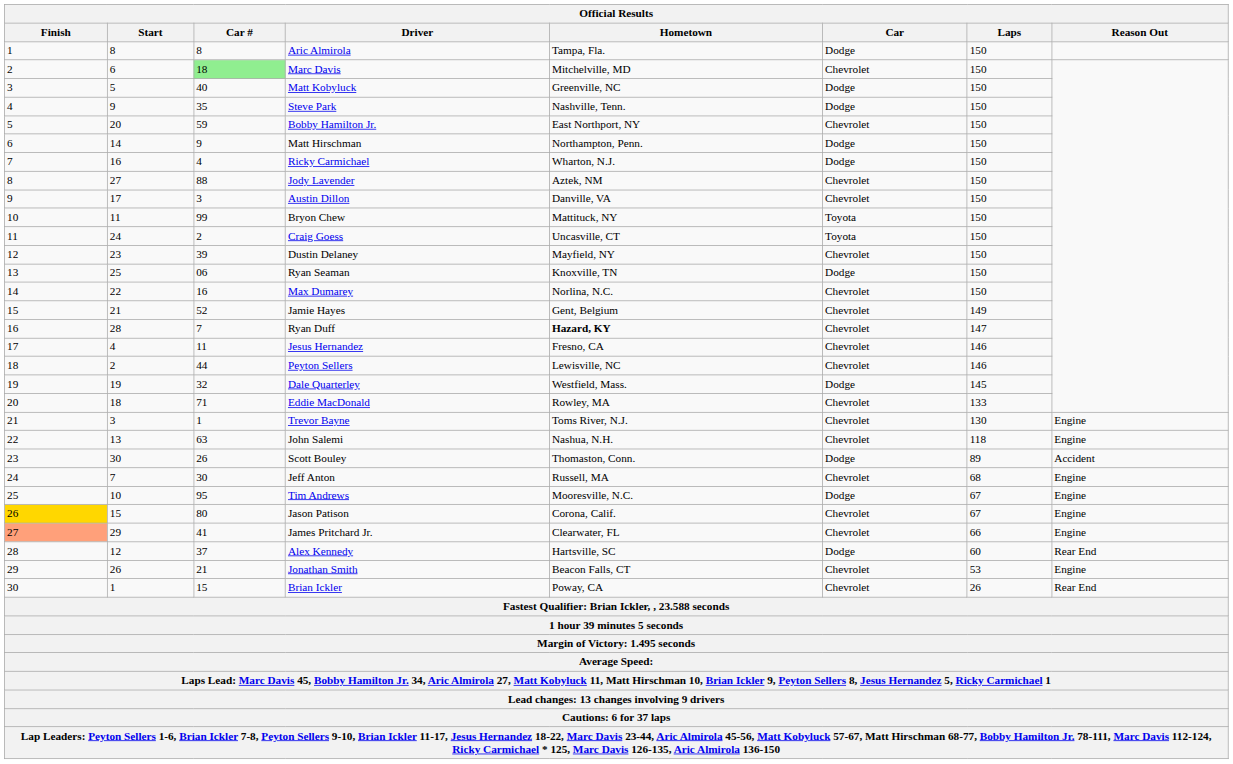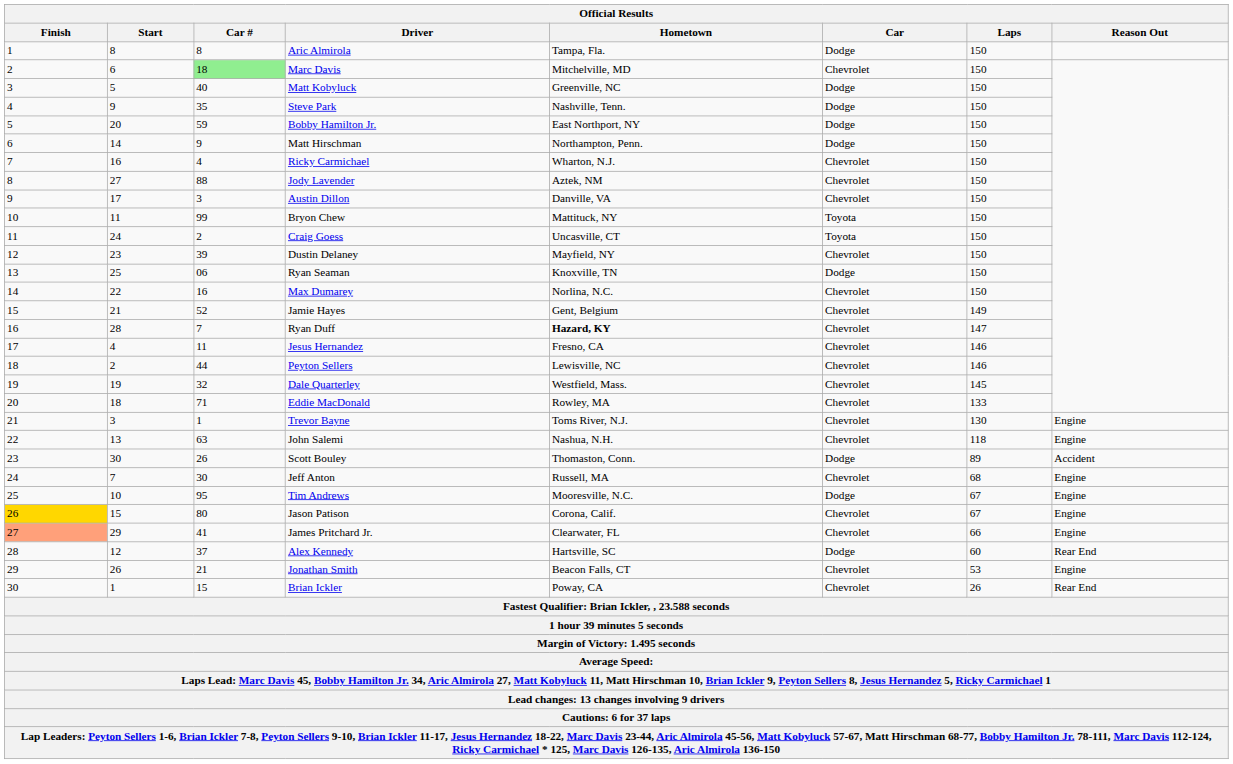(847, 125) Chevrolet -> (840, 125) Dodge
(840, 162) Dodge -> (847, 162) Chevrolet
(840, 384) Dodge -> (847, 384) Chevrolet
